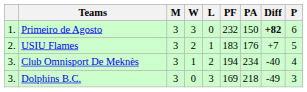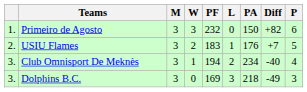columns swapped: (211, 12) <-> (230, 12)
(273, 29) bold -> (273, 29) normal
